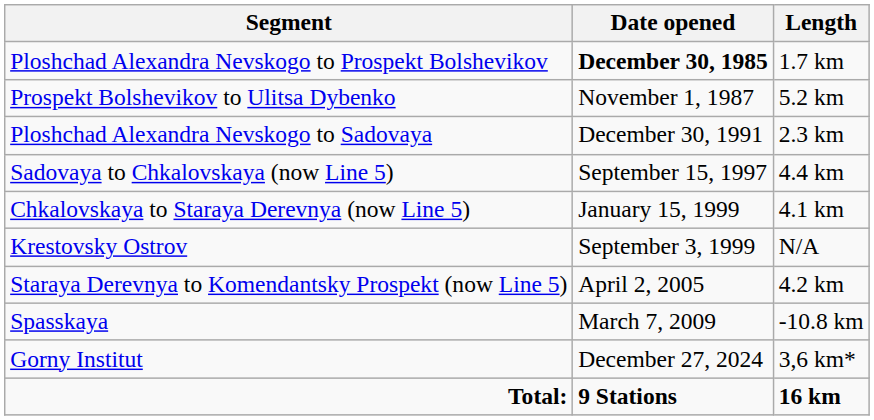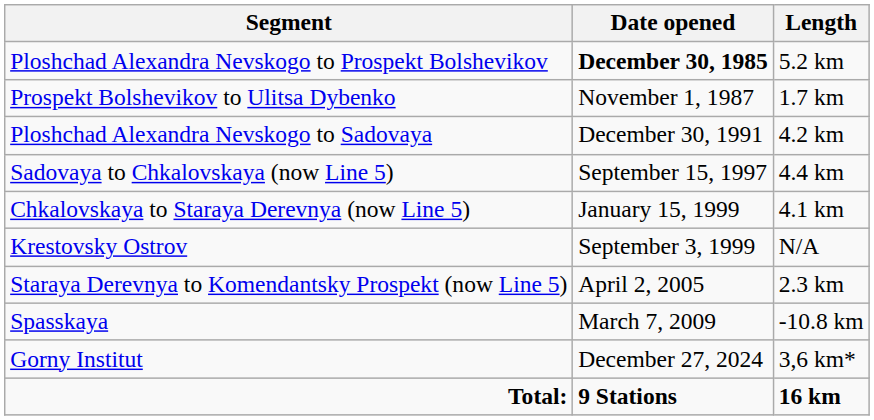(811, 60) 1.7 km -> (811, 60) 5.2 km
(811, 97) 5.2 km -> (811, 97) 1.7 km
(811, 135) 2.3 km -> (811, 135) 4.2 km
(811, 284) 4.2 km -> (811, 284) 2.3 km
